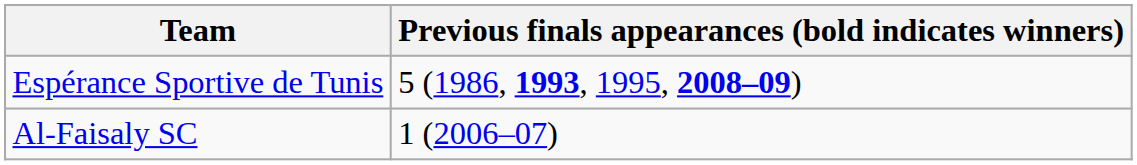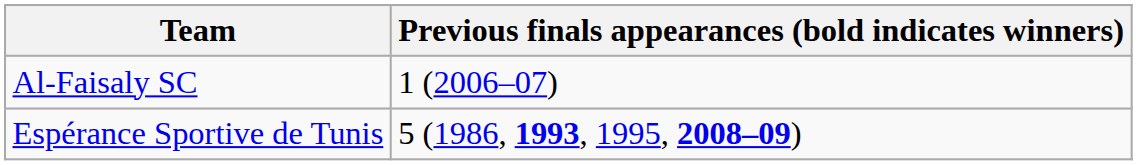rows swapped: (198, 81) <-> (105, 133)
